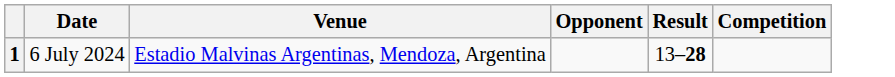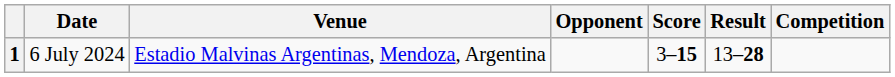+ column: (677, 20)
